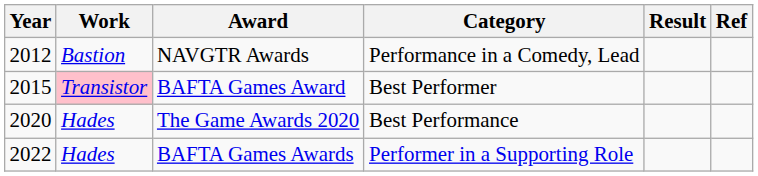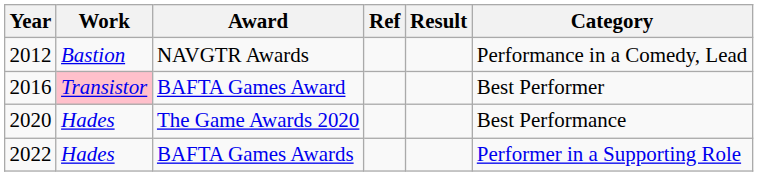columns swapped: (504, 21) <-> (732, 21)
(30, 87) 2015 -> (30, 87) 2016
